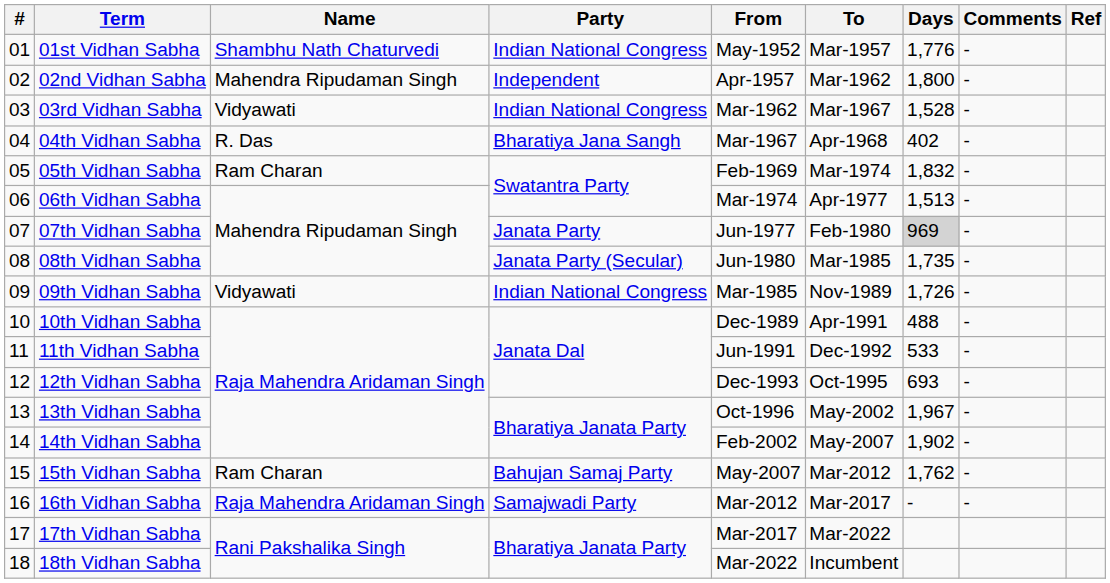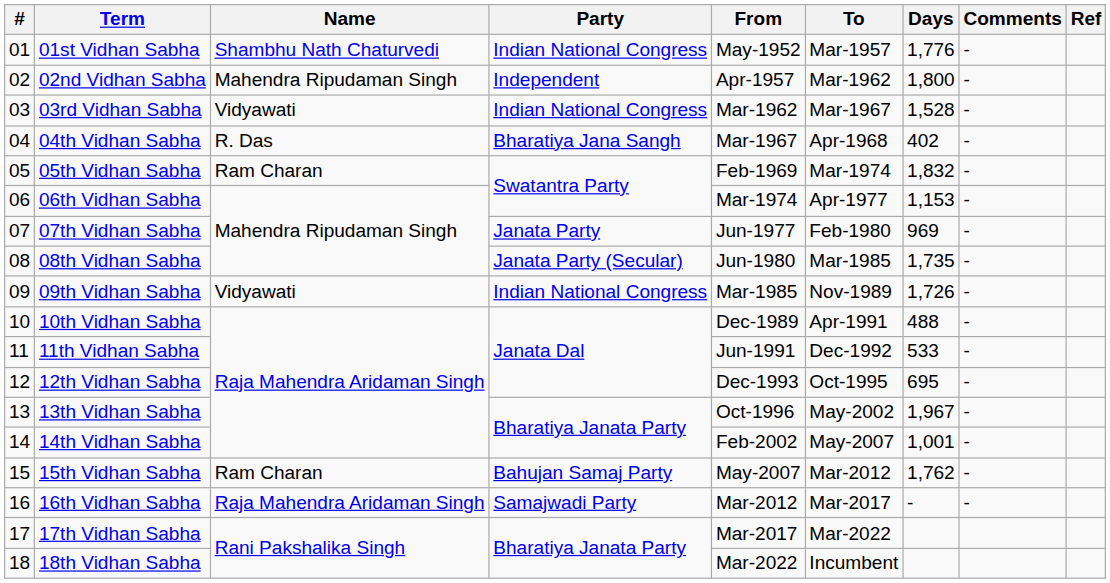(931, 200) 1,513 -> (931, 200) 1,153
(923, 230) lightgrey background -> (923, 230) no background
(923, 381) 693 -> (923, 381) 695
(931, 442) 1,902 -> (931, 442) 1,001
